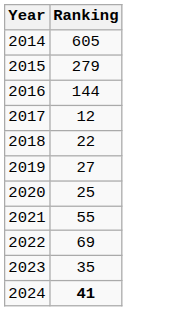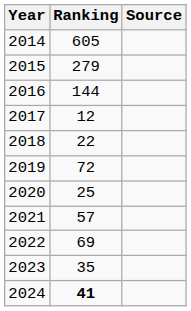+ column: (154, 18)
(86, 168) 27 -> (86, 168) 72
(86, 219) 55 -> (86, 219) 57
